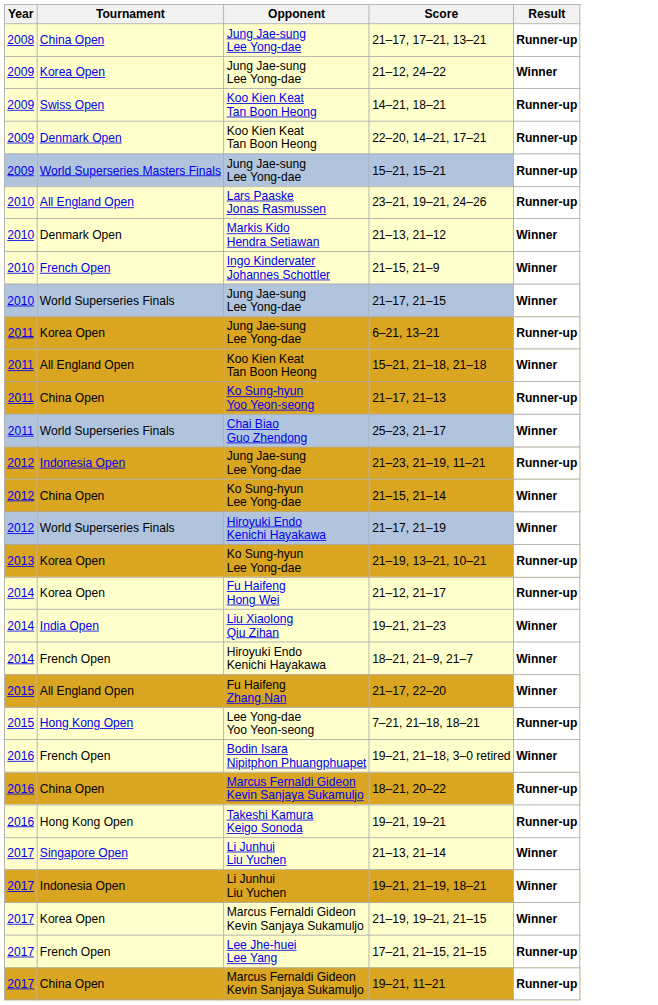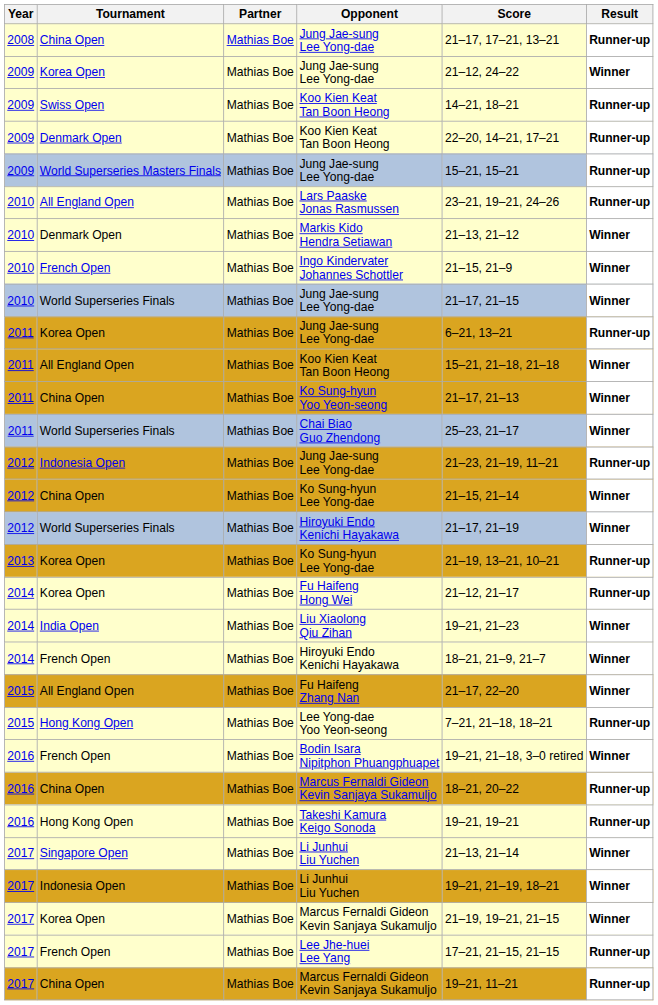+ column: (260, 14)
(547, 398) Runner-up -> (610, 398) Winner
